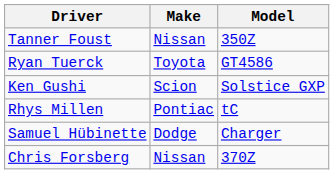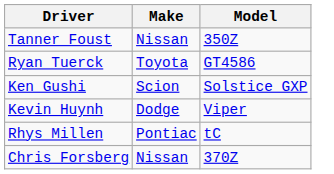+ row: (56, 110)
- row: (77, 134)
